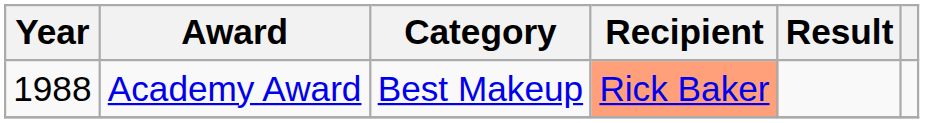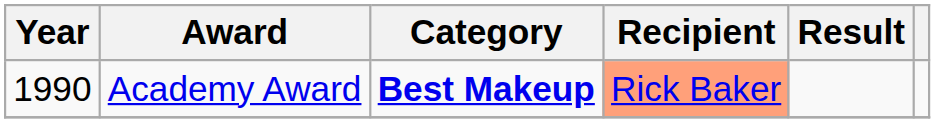(52, 88) 1988 -> (52, 88) 1990
(480, 88) normal -> (486, 88) bold
